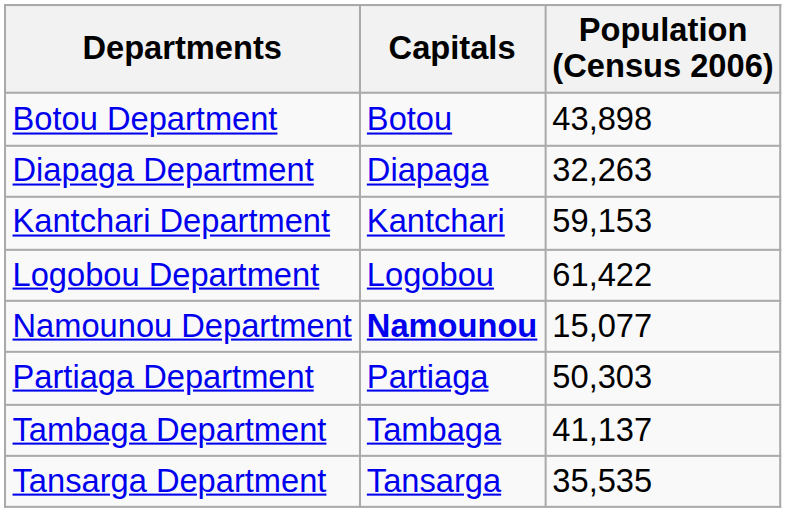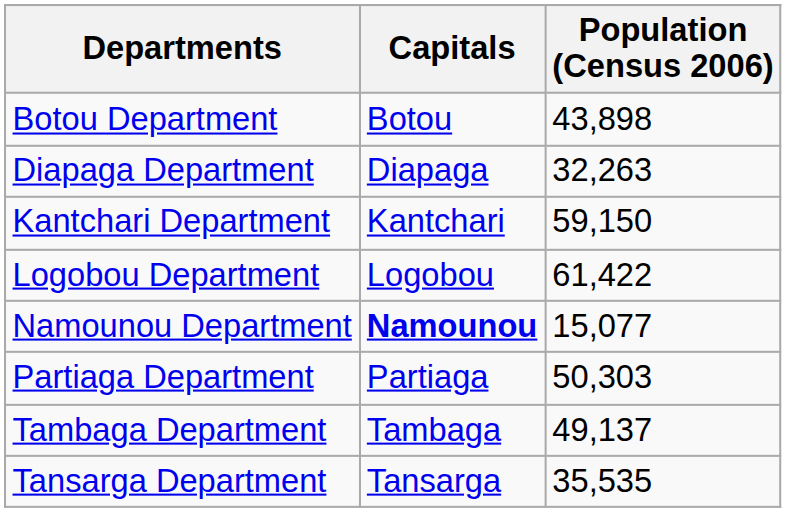(602, 222) 59,153 -> (602, 222) 59,150
(602, 429) 41,137 -> (602, 429) 49,137
